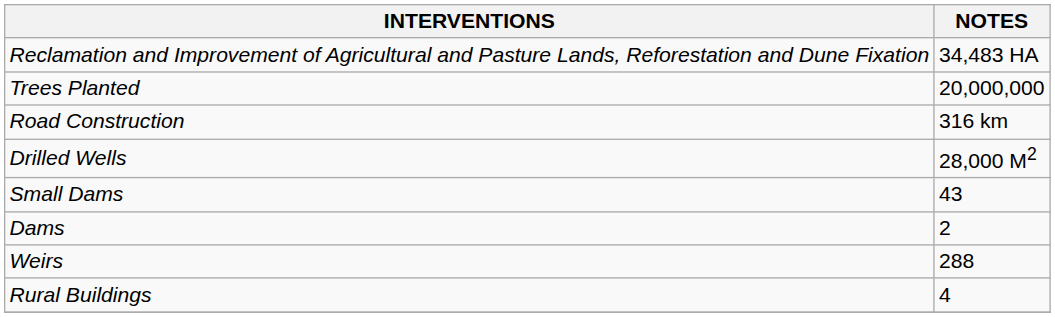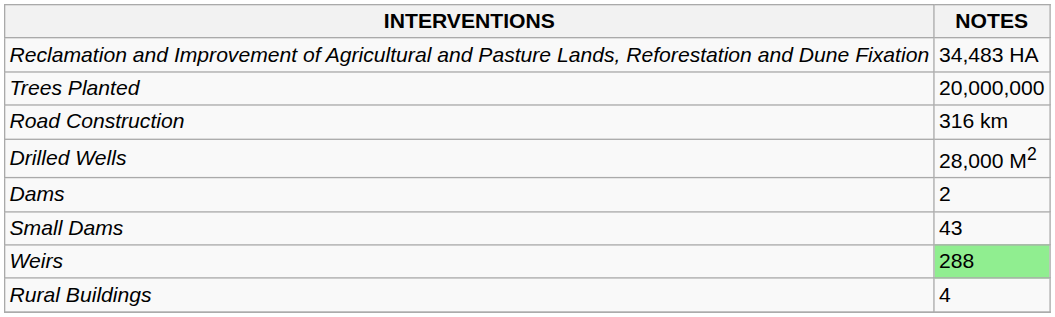rows swapped: (66, 194) <-> (37, 227)
(957, 261) no background -> (957, 261) lightgreen background
